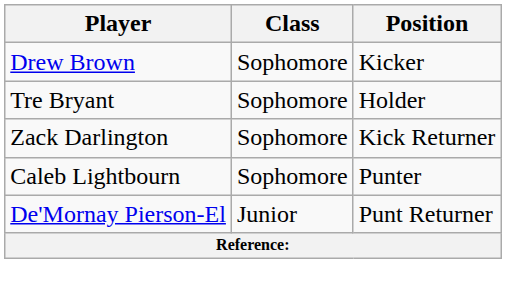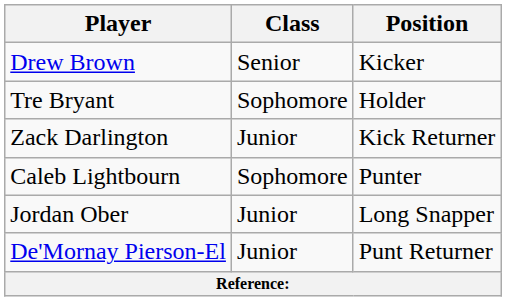(292, 61) Sophomore -> (268, 61) Senior
(292, 137) Sophomore -> (267, 137) Junior
+ row: (69, 213)
